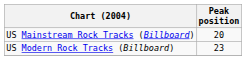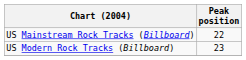(219, 35) 20 -> (219, 35) 22
